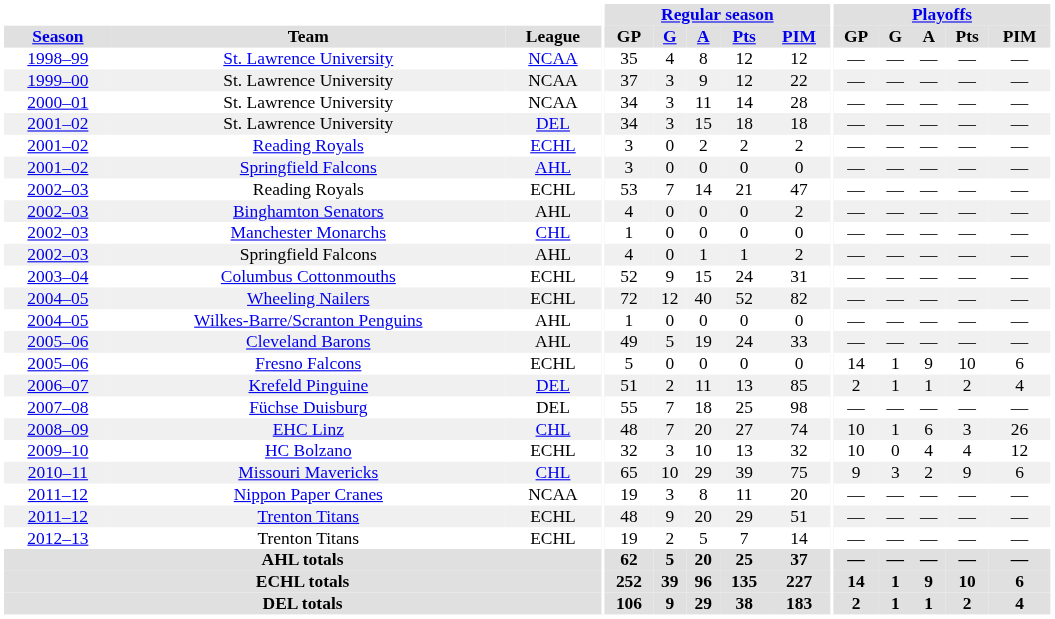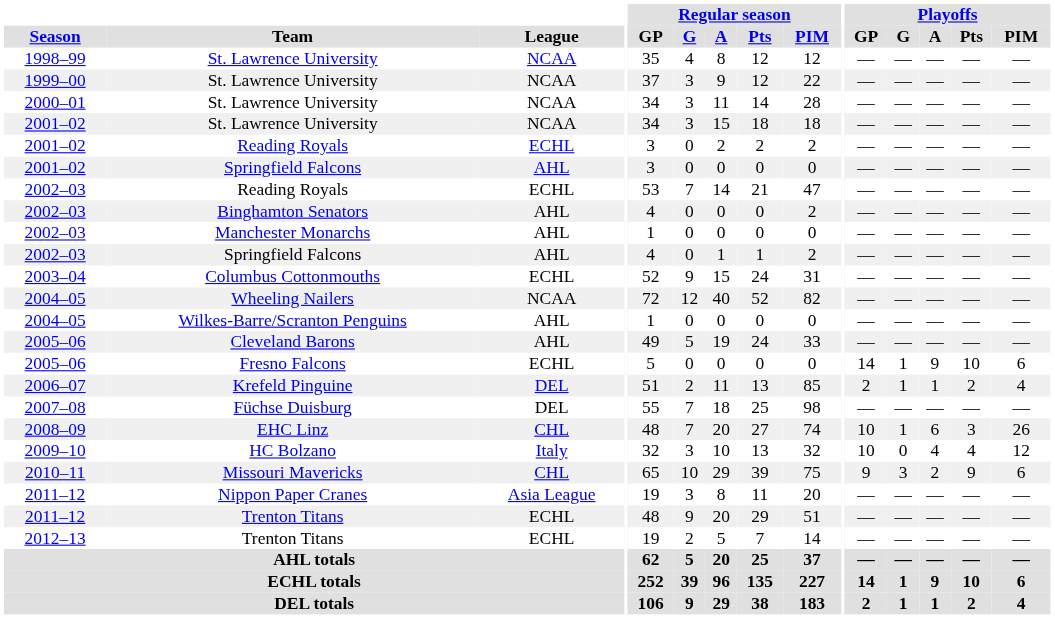(553, 123) DEL -> (552, 123) NCAA
(553, 232) CHL -> (552, 232) AHL
(553, 298) ECHL -> (552, 298) NCAA
(553, 450) ECHL -> (552, 450) Italy
(553, 494) NCAA -> (552, 494) Asia League
